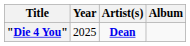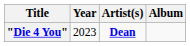(85, 32) 2025 -> (85, 32) 2023
